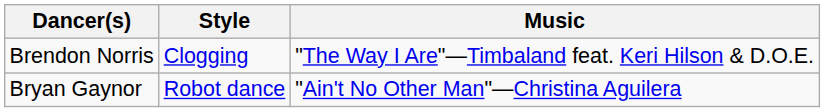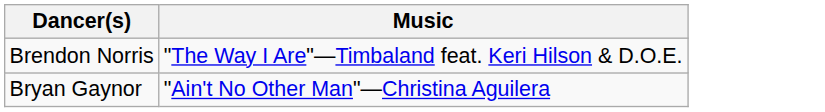- column: (224, 21)
